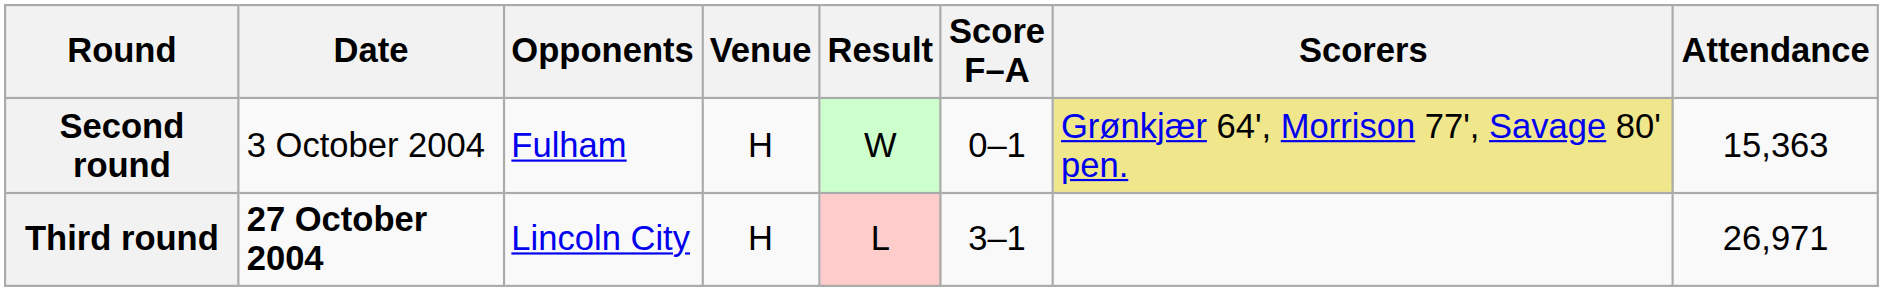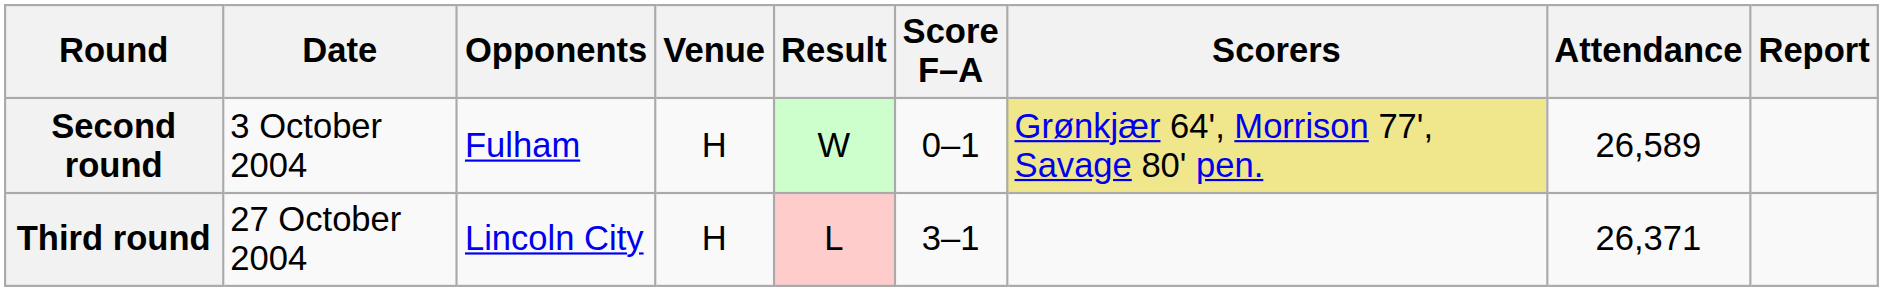+ column: (1814, 51)
(1776, 145) 15,363 -> (1648, 145) 26,589
(337, 238) bold -> (316, 238) normal
(1776, 238) 26,971 -> (1648, 238) 26,371
